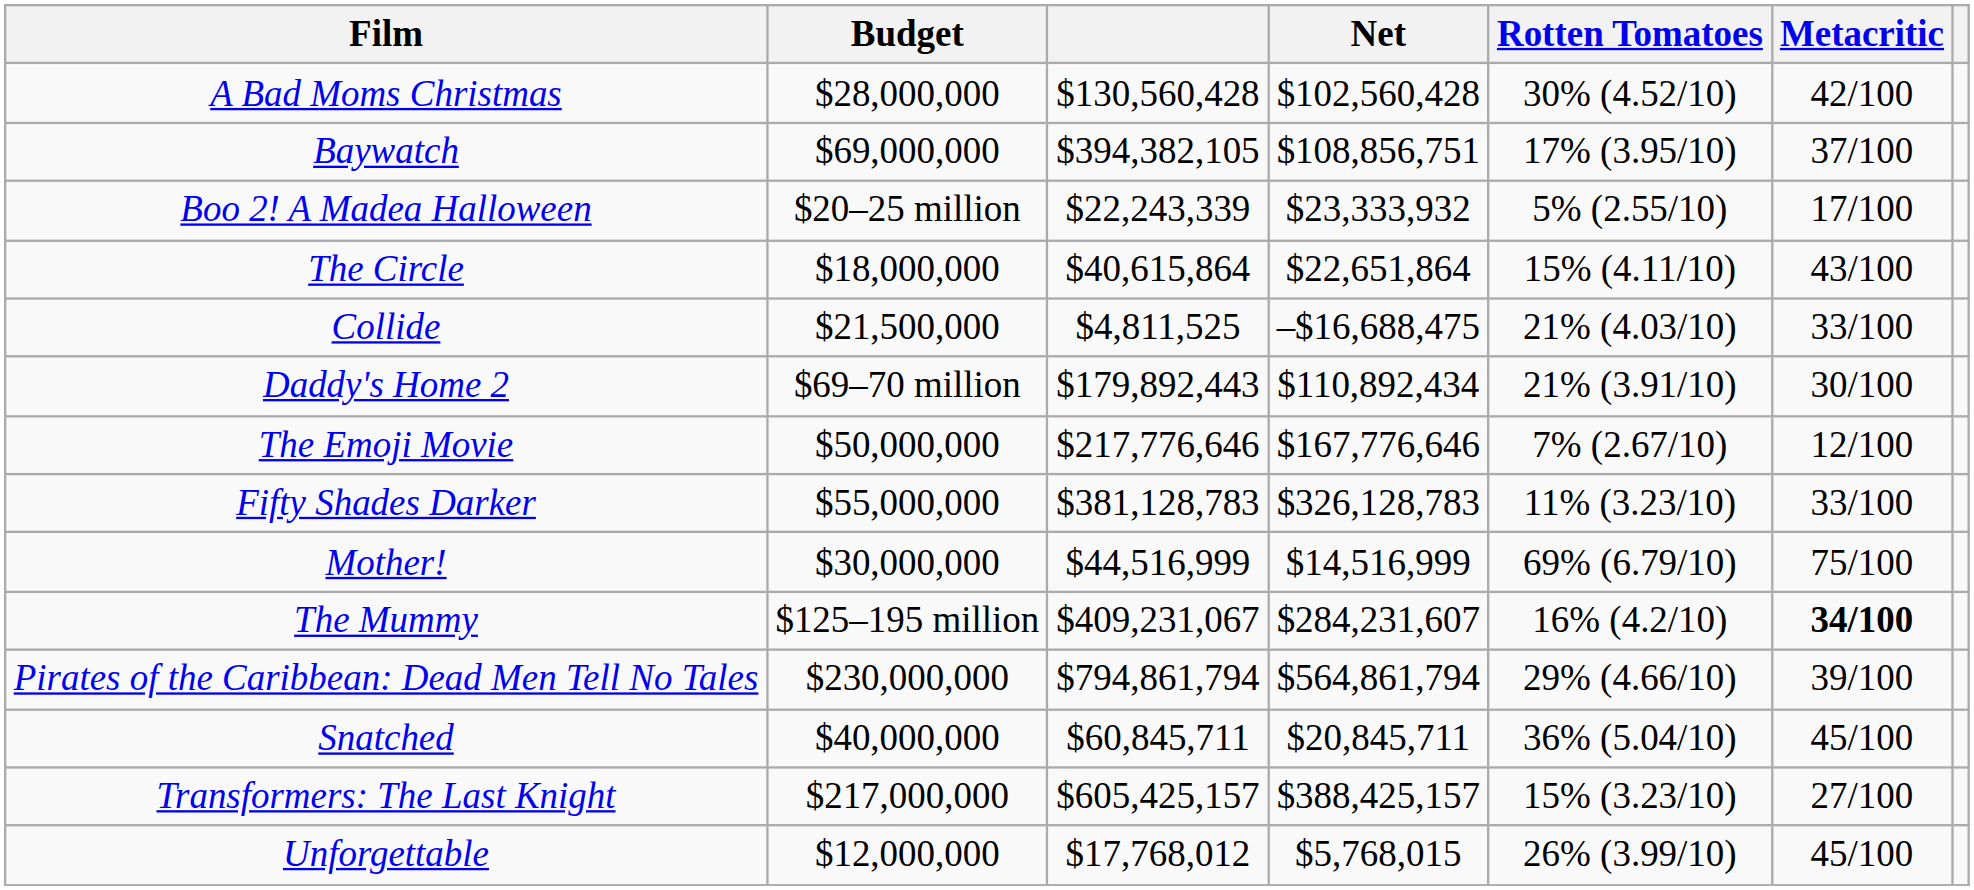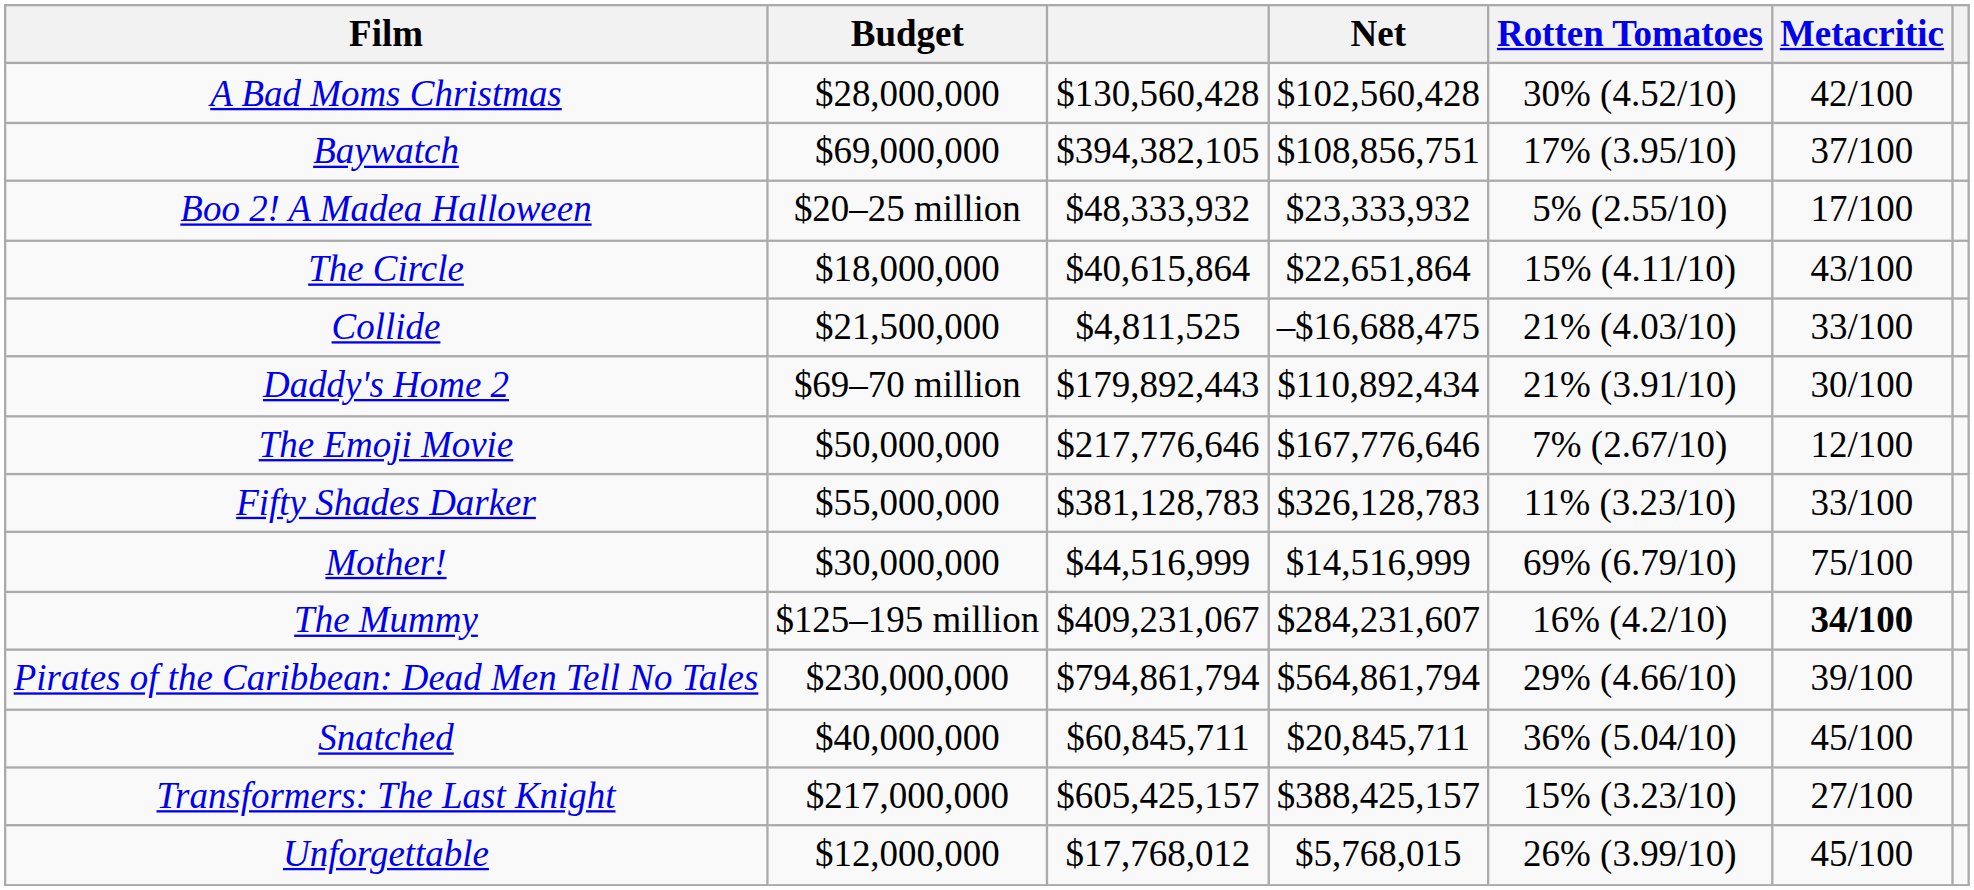(1158, 209) $22,243,339 -> (1158, 209) $48,333,932
